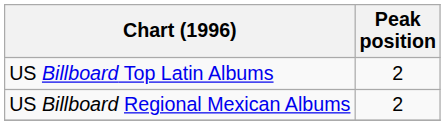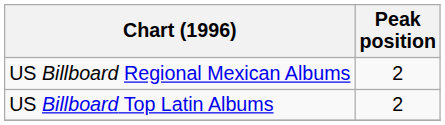rows swapped: (141, 73) <-> (180, 104)
